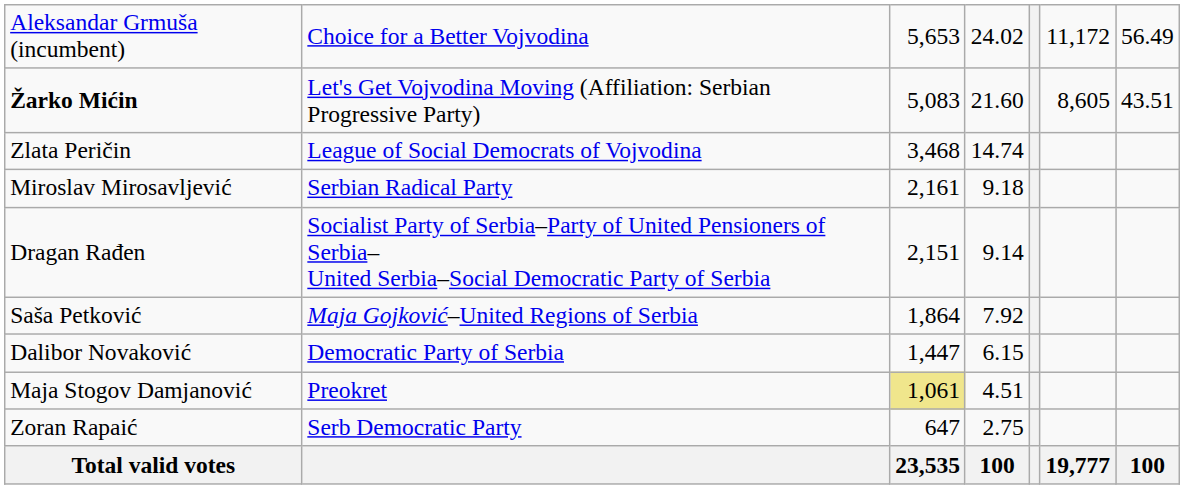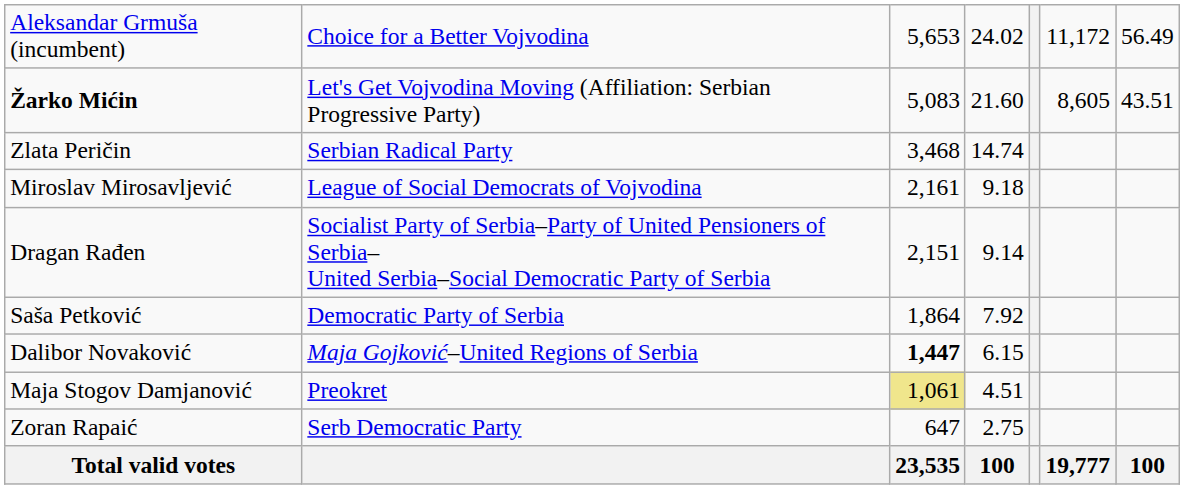(504, 150) League of Social Democrats of Vojvodina -> (410, 150) Serbian Radical Party
(410, 187) Serbian Radical Party -> (504, 187) League of Social Democrats of Vojvodina
(503, 315) Maja Gojković–United Regions of Serbia -> (436, 315) Democratic Party of Serbia
(436, 352) Democratic Party of Serbia -> (503, 352) Maja Gojković–United Regions of Serbia
(933, 352) normal -> (933, 352) bold
